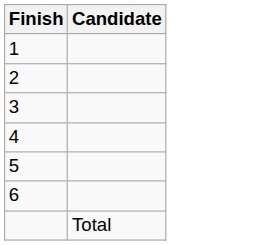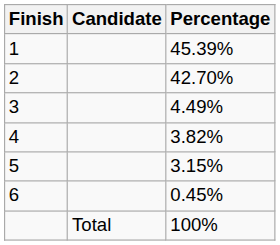+ column: (220, 19)
